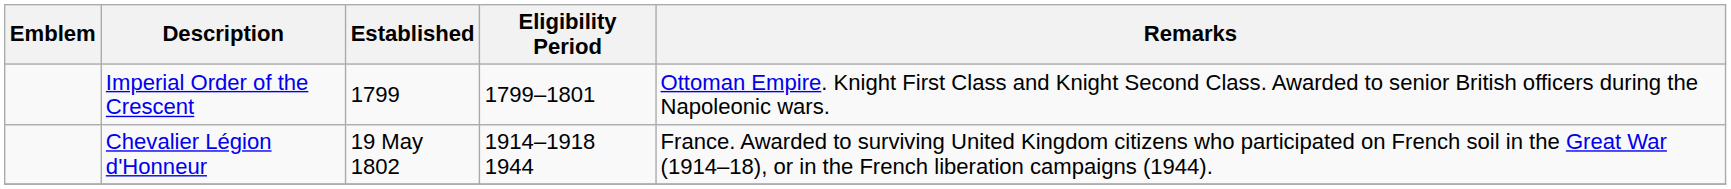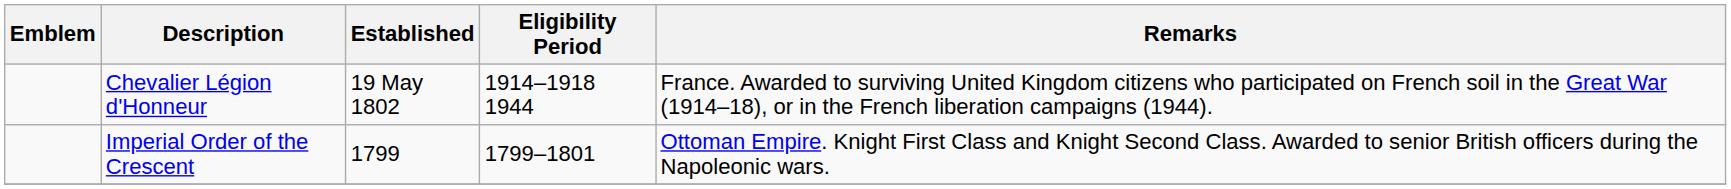rows swapped: (207, 94) <-> (189, 154)
